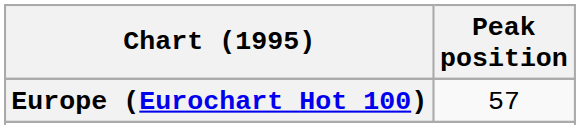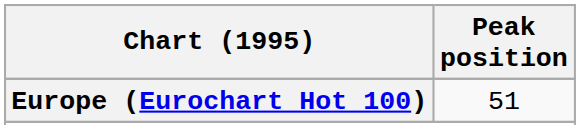(504, 101) 57 -> (504, 101) 51
